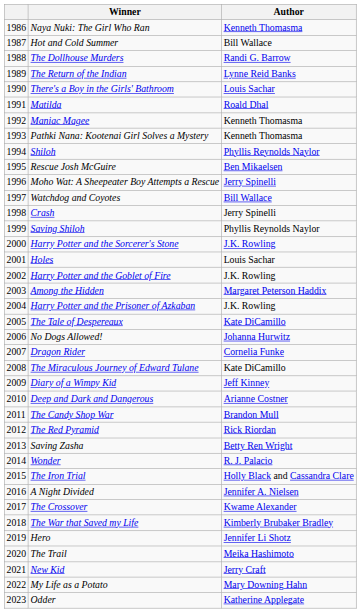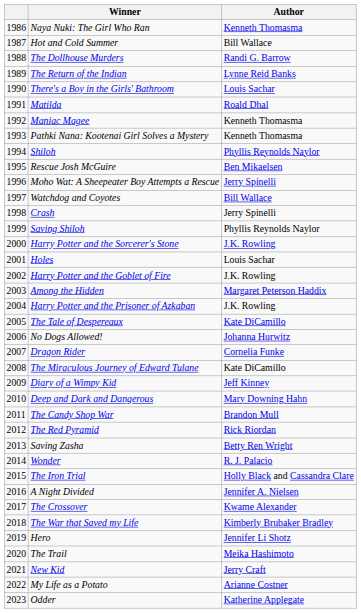(256, 399) Arianne Costner -> (265, 399) Mary Downing Hahn
(265, 584) Mary Downing Hahn -> (256, 584) Arianne Costner
